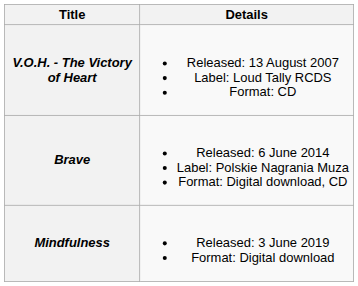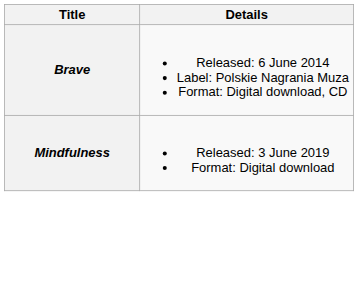- row: (72, 70)
